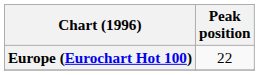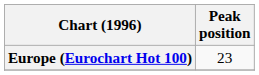(225, 57) 22 -> (225, 57) 23
